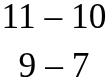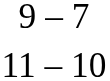rows swapped: (54, 65) <-> (54, 16)
